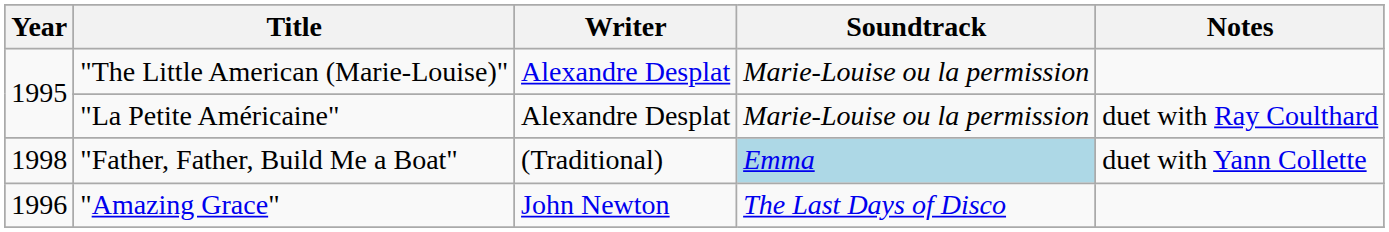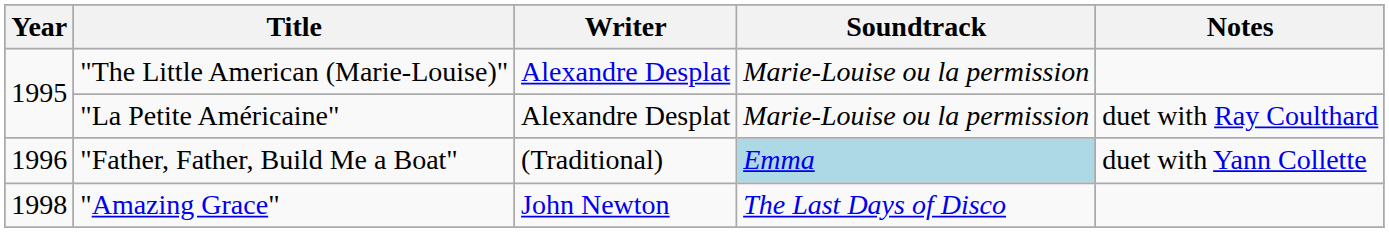(39, 159) 1998 -> (39, 159) 1996
(39, 204) 1996 -> (39, 204) 1998
